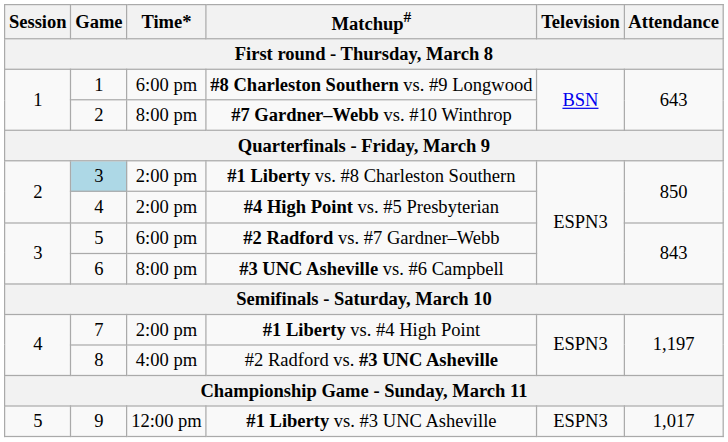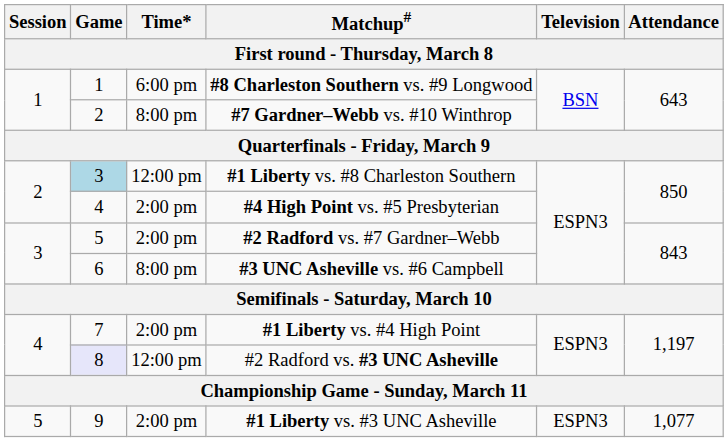(166, 176) 2:00 pm -> (166, 176) 12:00 pm
(166, 237) 6:00 pm -> (166, 237) 2:00 pm
(99, 360) no background -> (99, 360) lavender background
(166, 360) 4:00 pm -> (166, 360) 12:00 pm
(166, 421) 12:00 pm -> (166, 421) 2:00 pm
(674, 421) 1,017 -> (674, 421) 1,077
